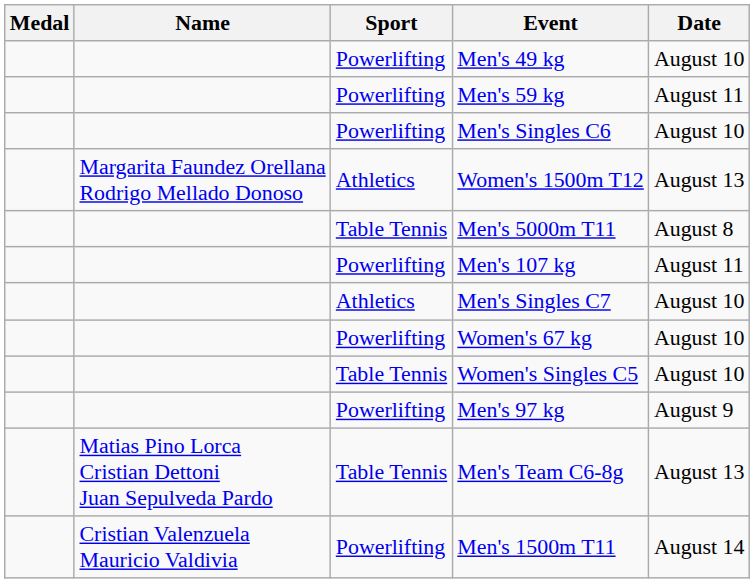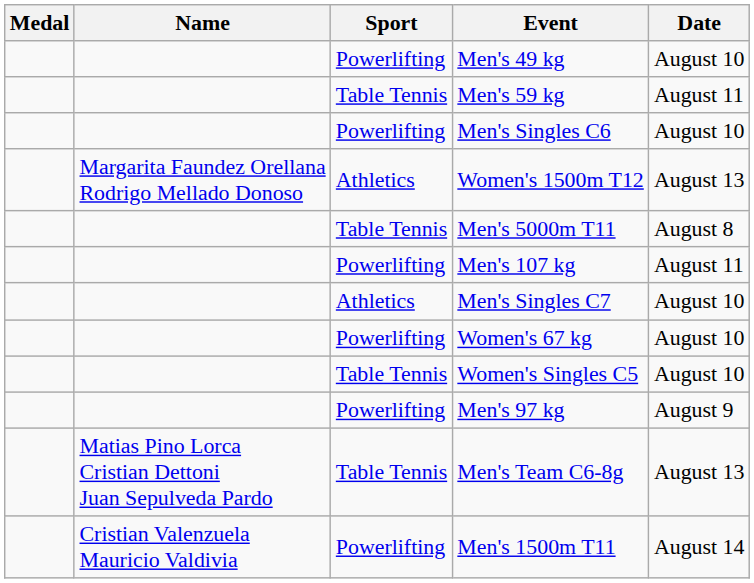(391, 94) Powerlifting -> (391, 94) Table Tennis
